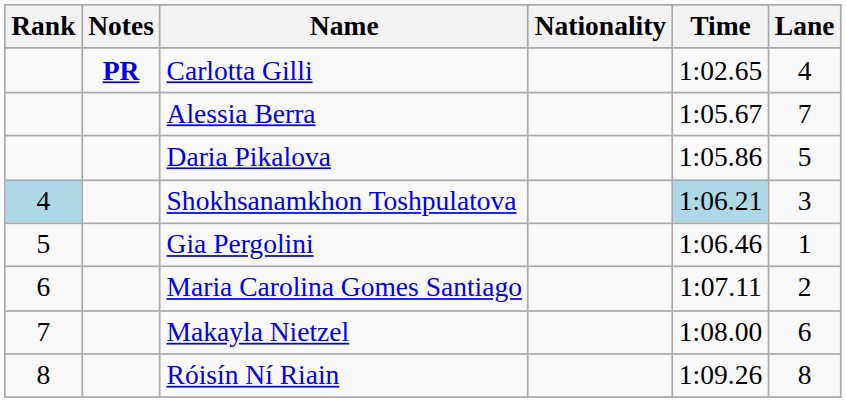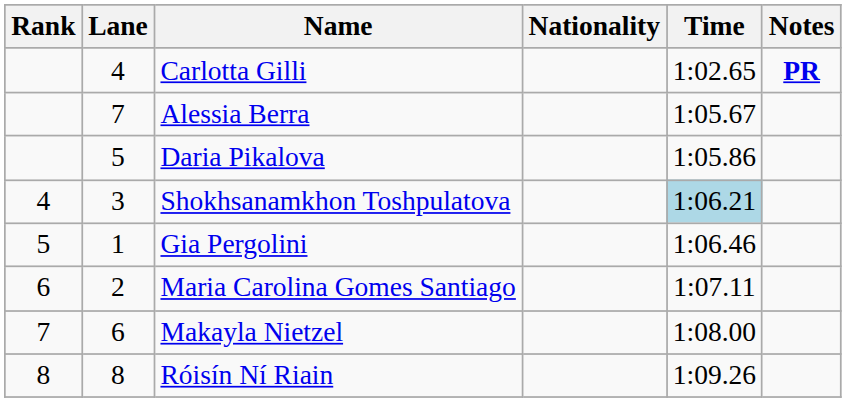columns swapped: (805, 26) <-> (121, 26)
(43, 200) lightblue background -> (43, 200) no background
